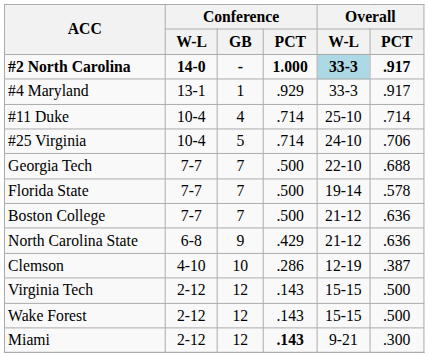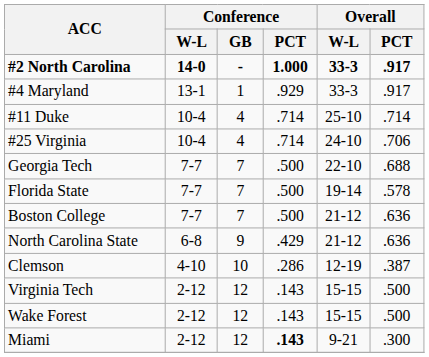(343, 66) lightblue background -> (343, 66) no background
(240, 141) 5 -> (240, 141) 4
